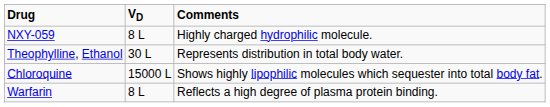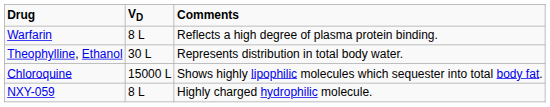rows swapped: (30, 92) <-> (31, 35)
